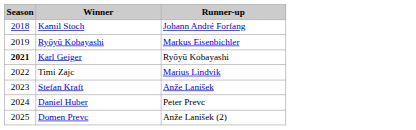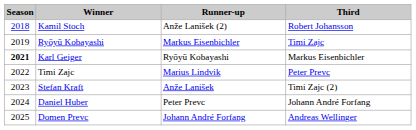+ column: (348, 11)
(204, 26) Johann André Forfang -> (195, 26) Anže Lanišek (2)
(195, 117) Anže Lanišek (2) -> (204, 117) Johann André Forfang
